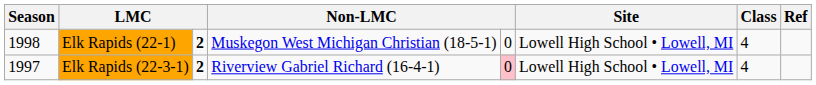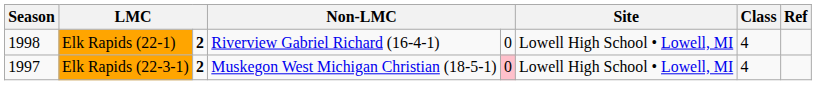(354, 42) Muskegon West Michigan Christian (18-5-1) -> (325, 42) Riverview Gabriel Richard (16-4-1)
(325, 67) Riverview Gabriel Richard (16-4-1) -> (354, 67) Muskegon West Michigan Christian (18-5-1)
